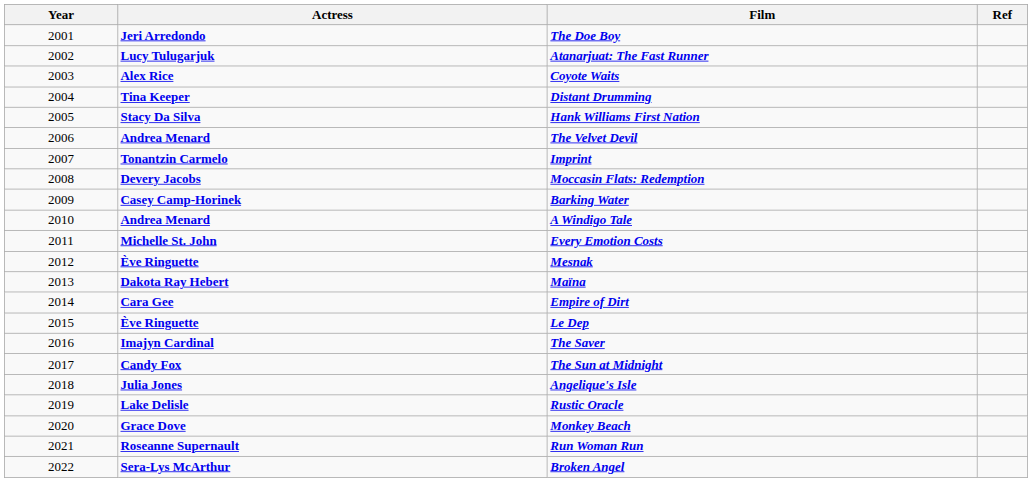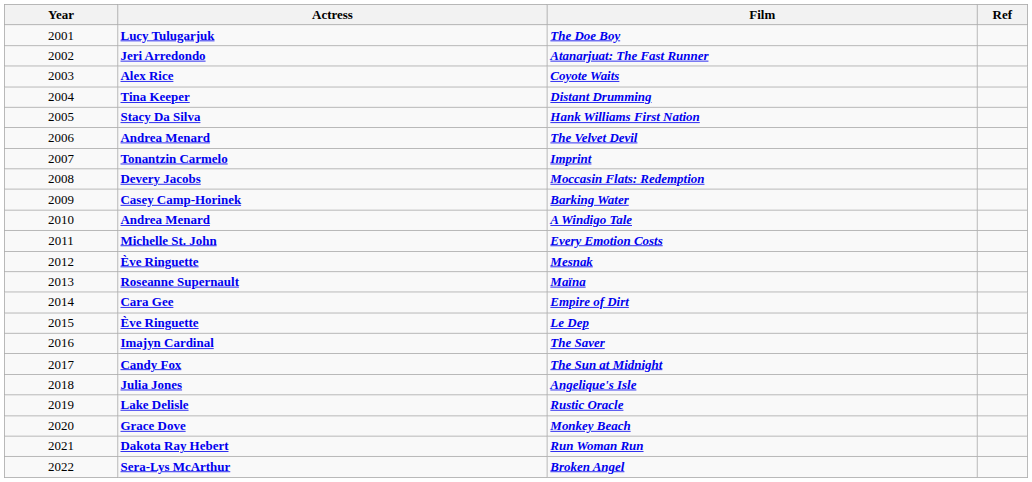(163, 35) Jeri Arredondo -> (168, 35) Lucy Tulugarjuk
(168, 55) Lucy Tulugarjuk -> (163, 55) Jeri Arredondo
(174, 281) Dakota Ray Hebert -> (180, 281) Roseanne Supernault
(180, 446) Roseanne Supernault -> (174, 446) Dakota Ray Hebert
